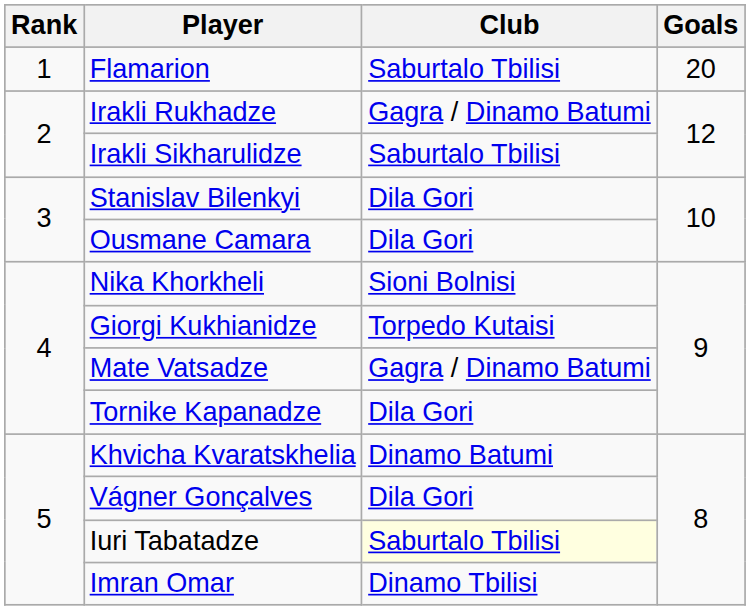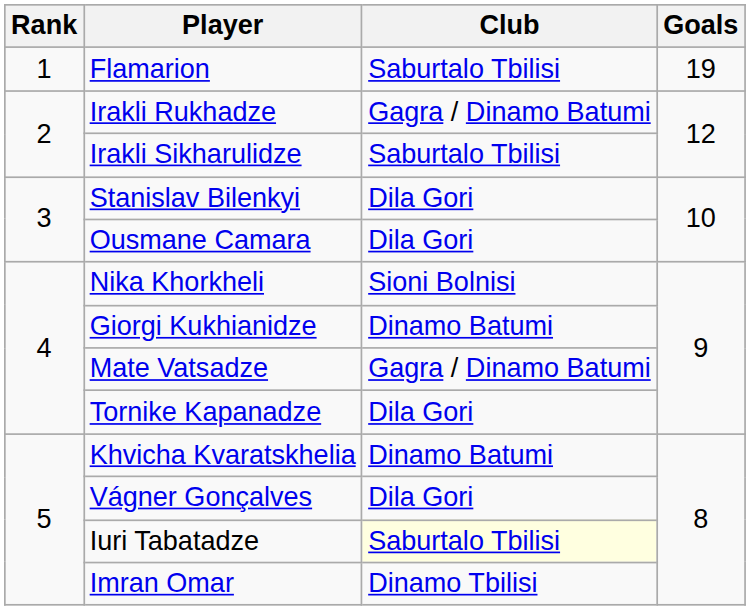(701, 68) 20 -> (701, 68) 19
(461, 326) Torpedo Kutaisi -> (461, 326) Dinamo Batumi
